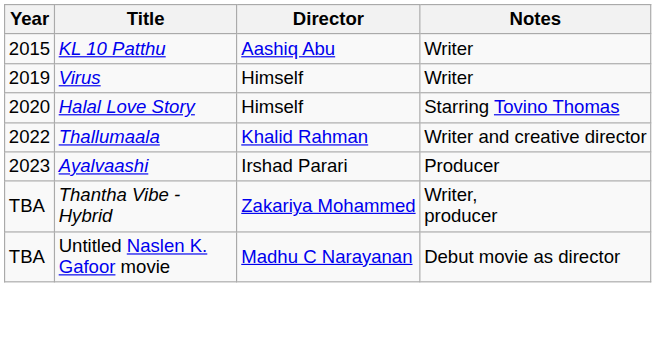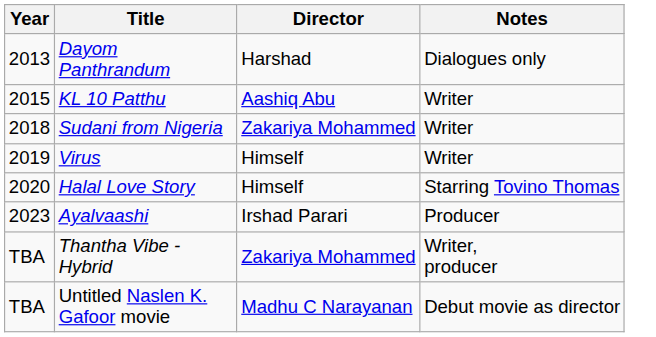+ row: (114, 59)
+ row: (141, 128)
- row: (109, 136)
